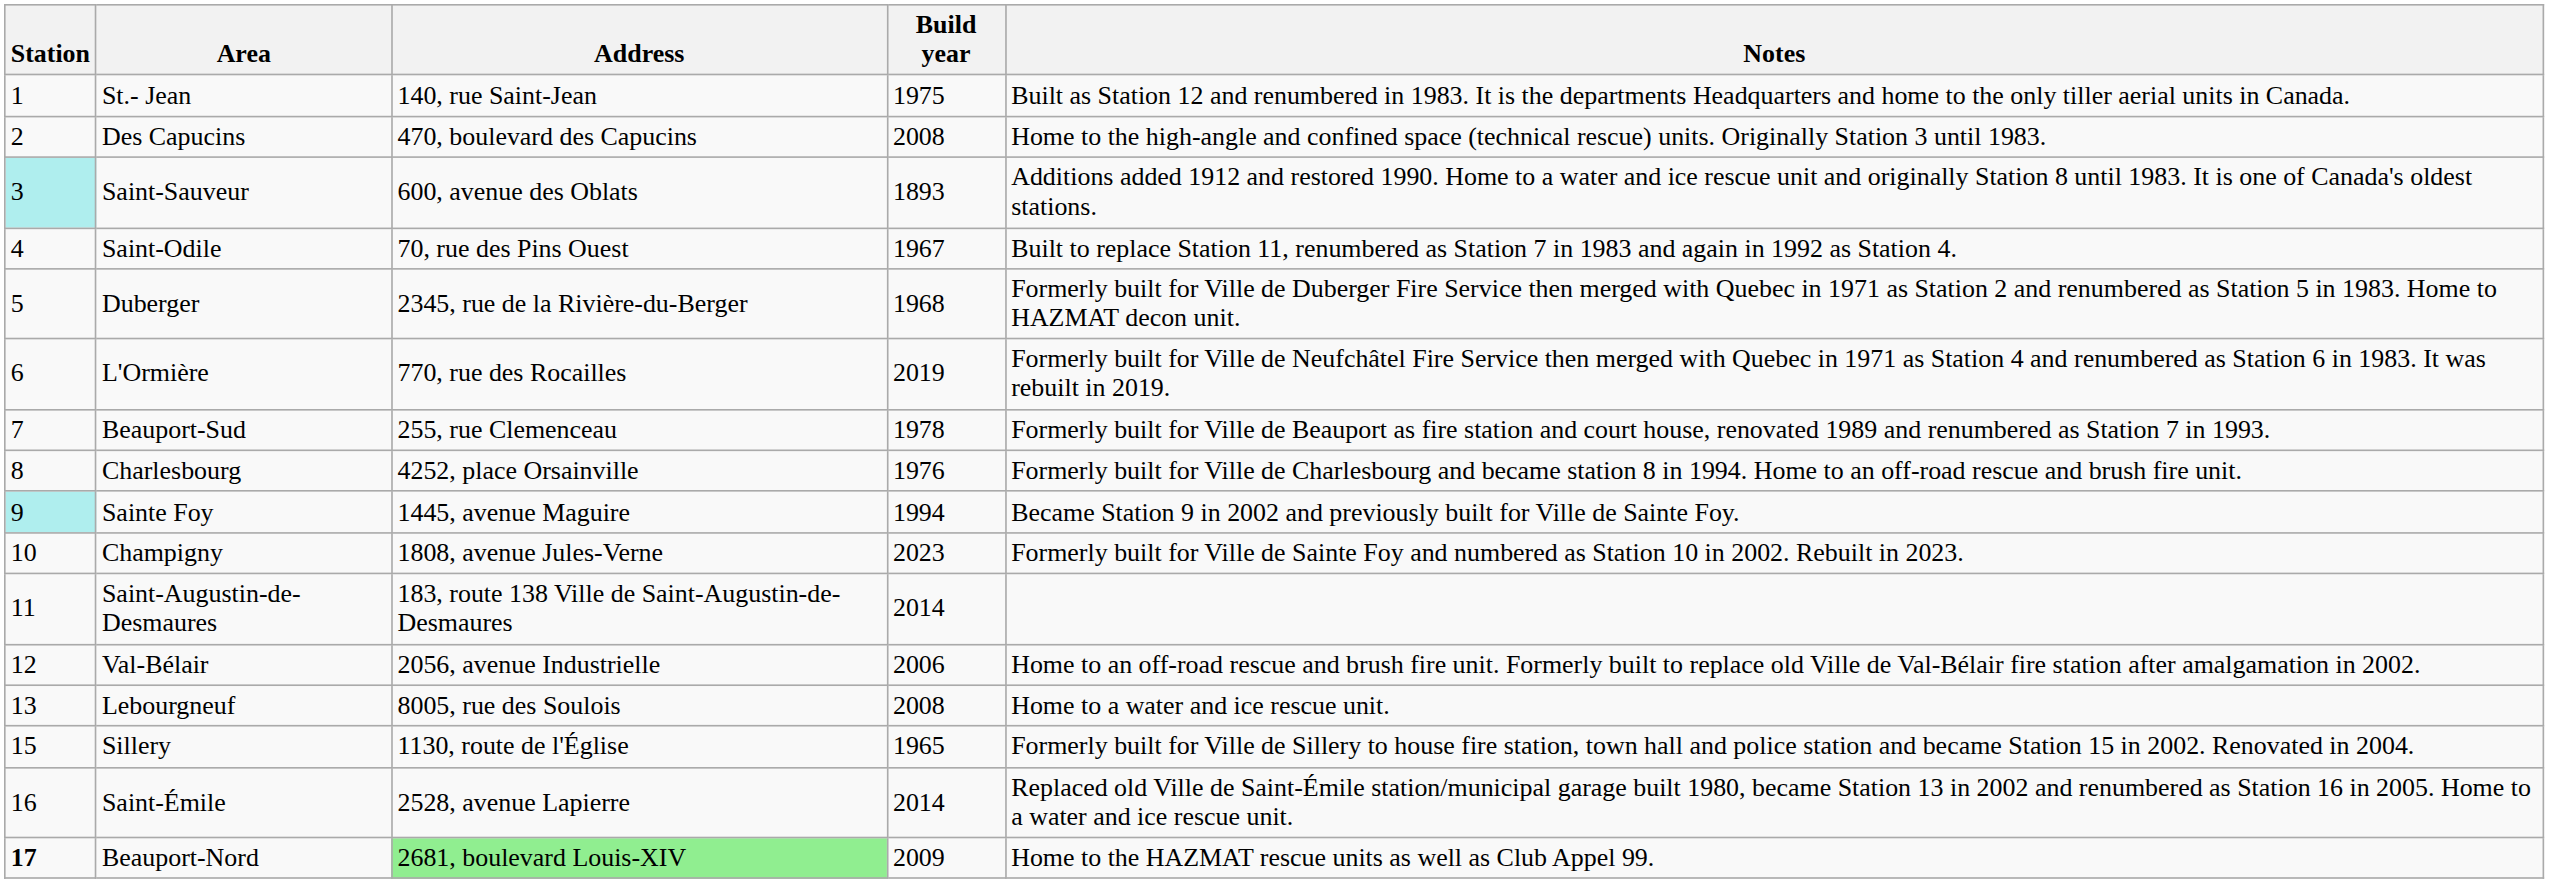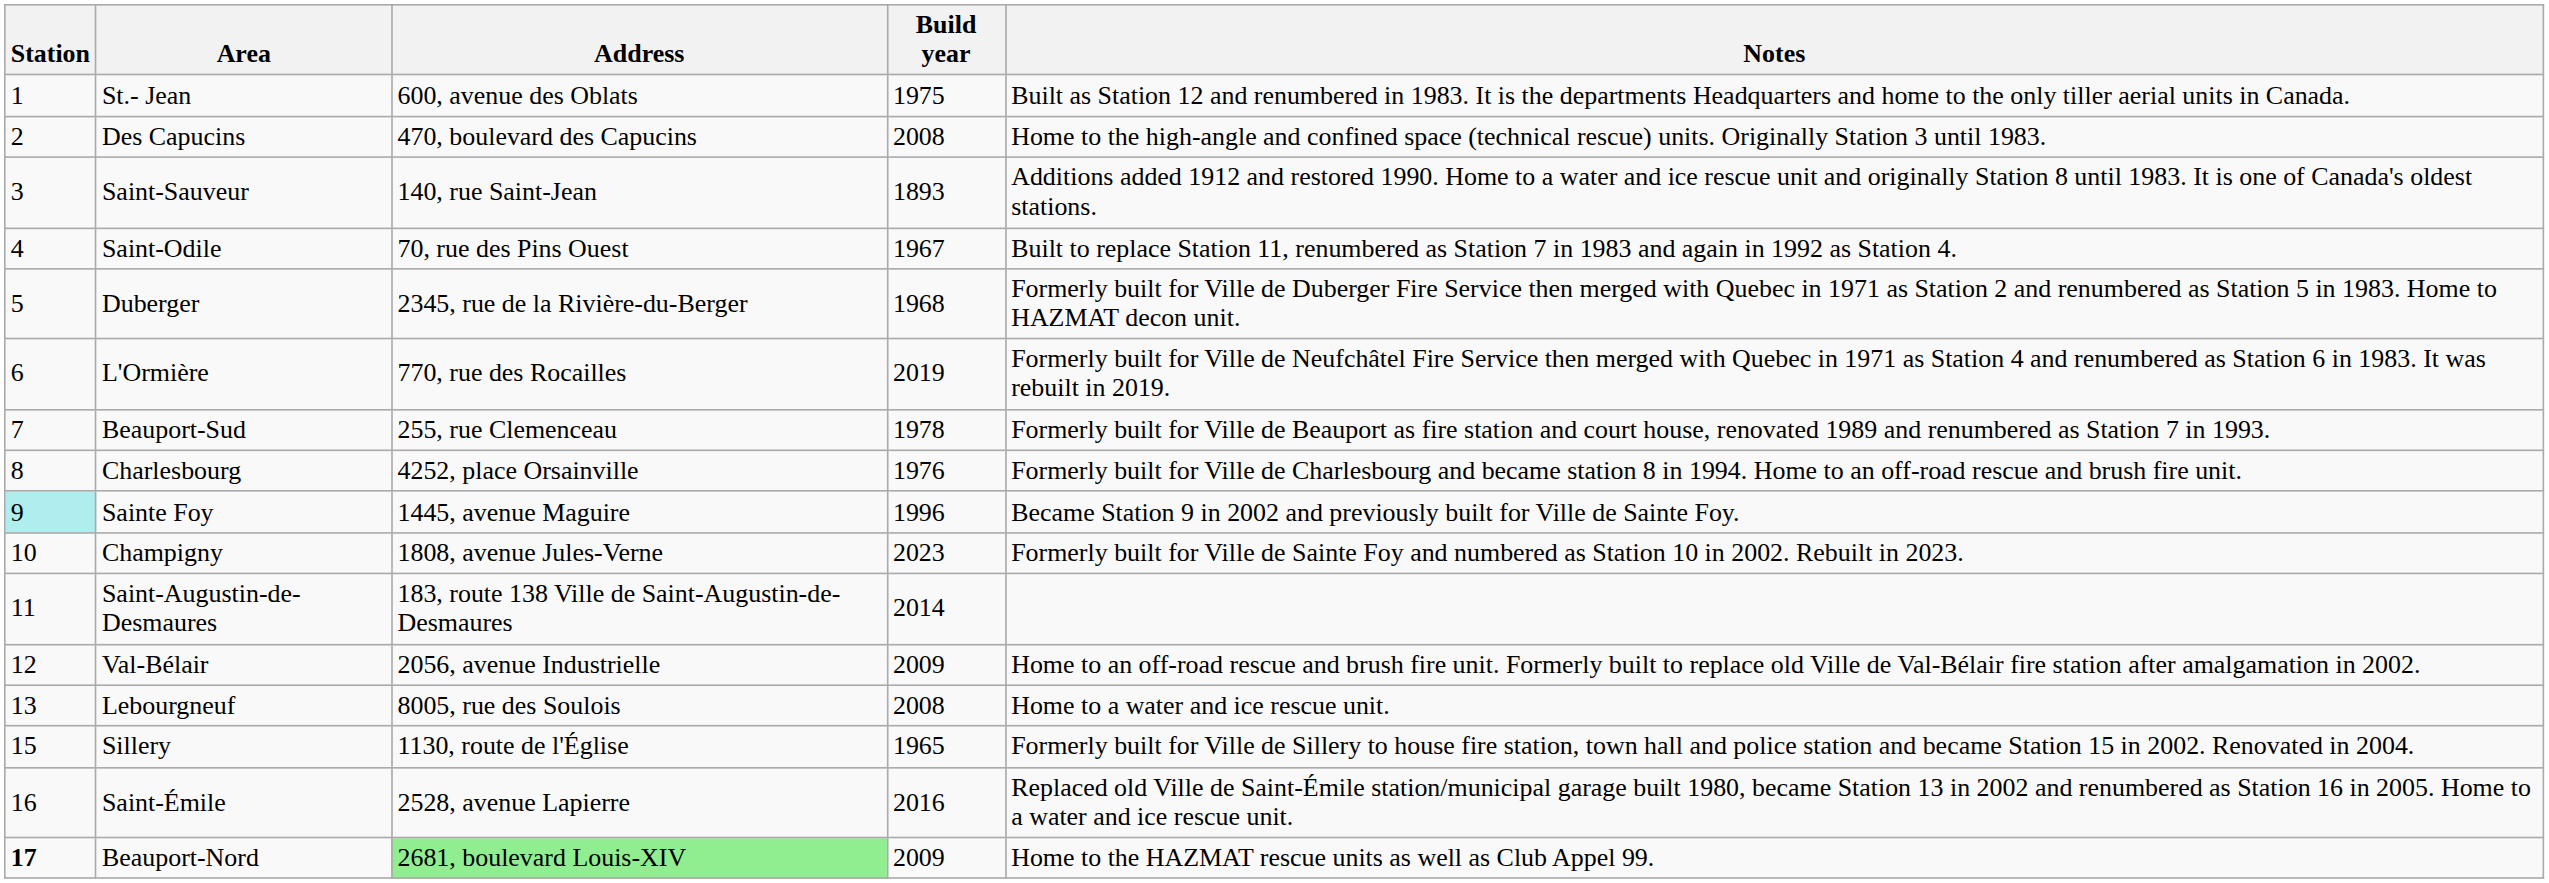(497, 95) 140, rue Saint-Jean -> (518, 95) 600, avenue des Oblats
(17, 192) paleturquoise background -> (17, 192) no background
(518, 192) 600, avenue des Oblats -> (497, 192) 140, rue Saint-Jean
(919, 511) 1994 -> (919, 511) 1996
(919, 664) 2006 -> (919, 664) 2009
(919, 802) 2014 -> (919, 802) 2016
